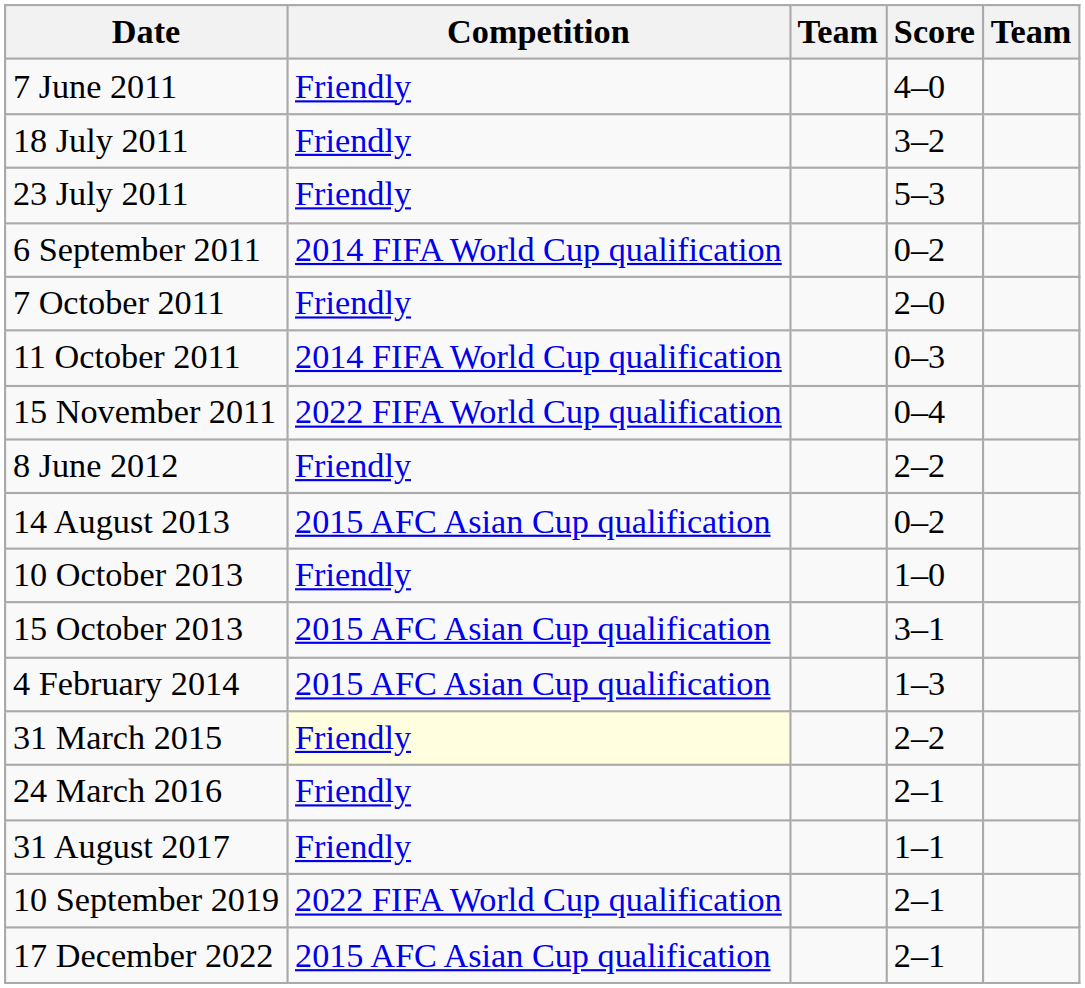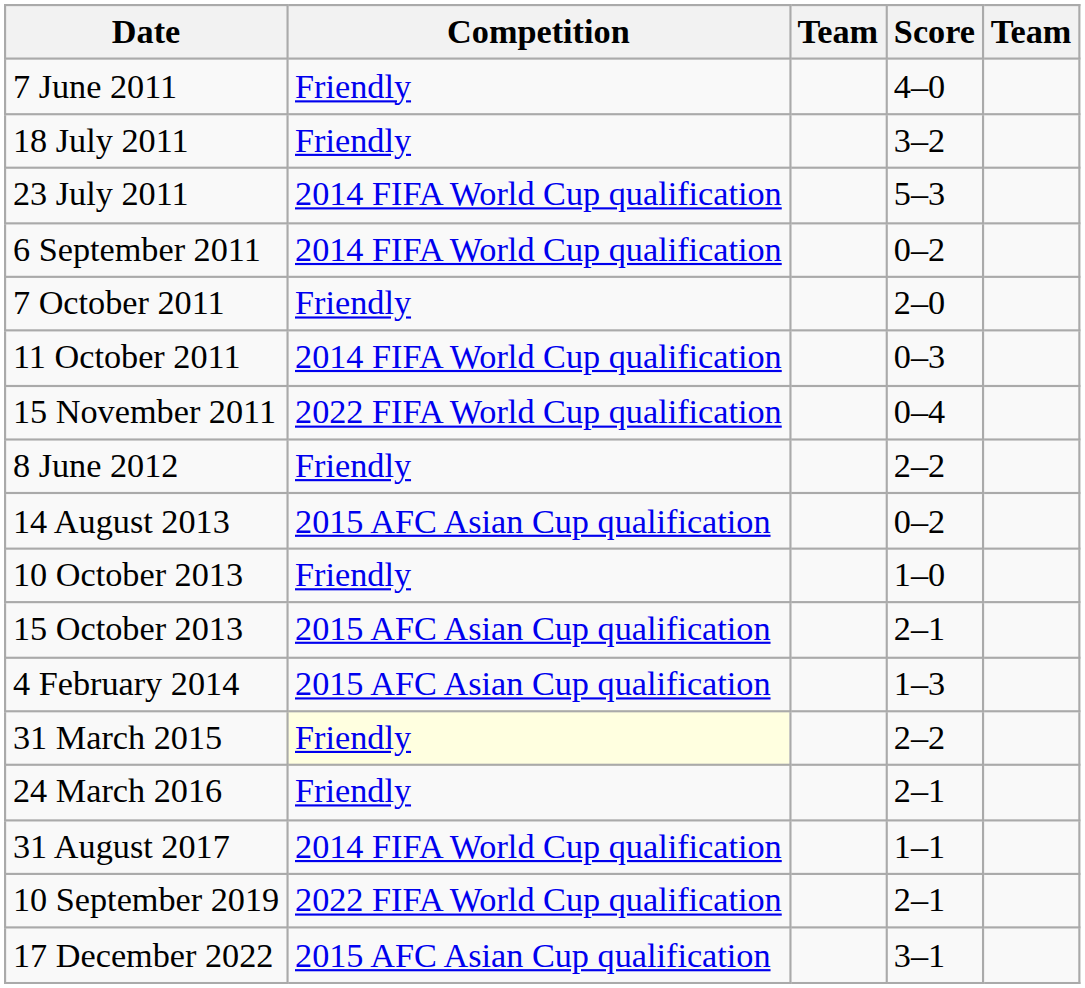(353, 194) Friendly -> (538, 194) 2014 FIFA World Cup qualification
(920, 628) 3–1 -> (920, 628) 2–1
(353, 846) Friendly -> (538, 846) 2014 FIFA World Cup qualification
(920, 954) 2–1 -> (920, 954) 3–1
